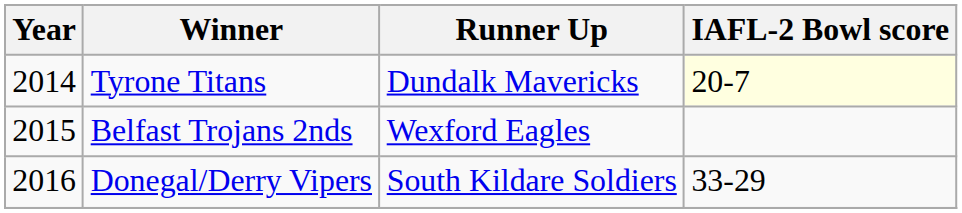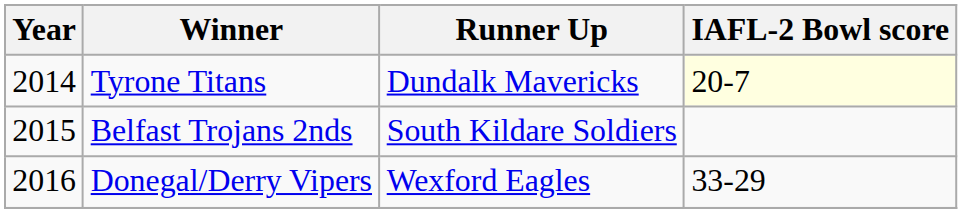(488, 130) Wexford Eagles -> (532, 130) South Kildare Soldiers
(532, 181) South Kildare Soldiers -> (488, 181) Wexford Eagles
